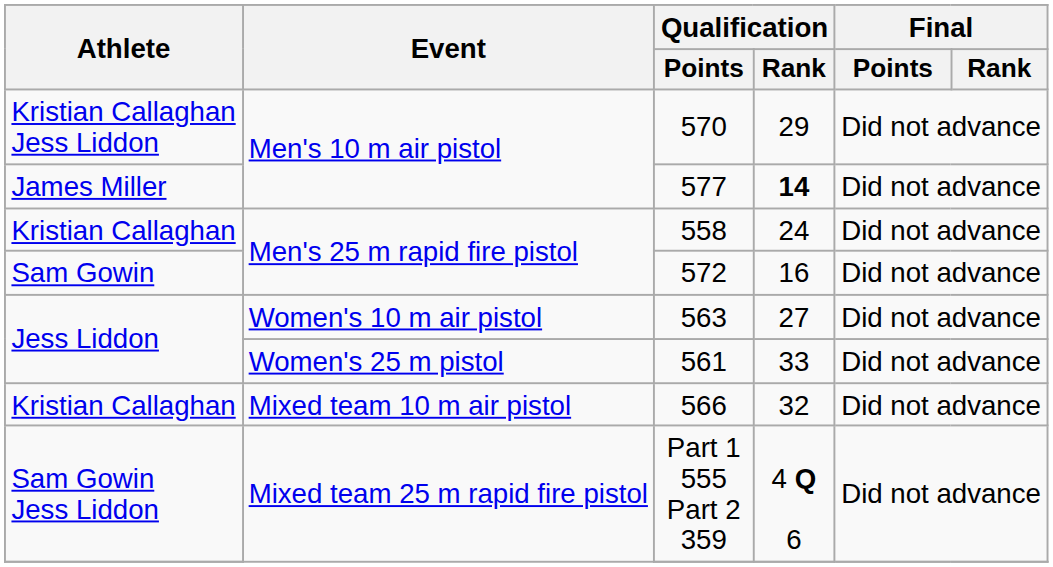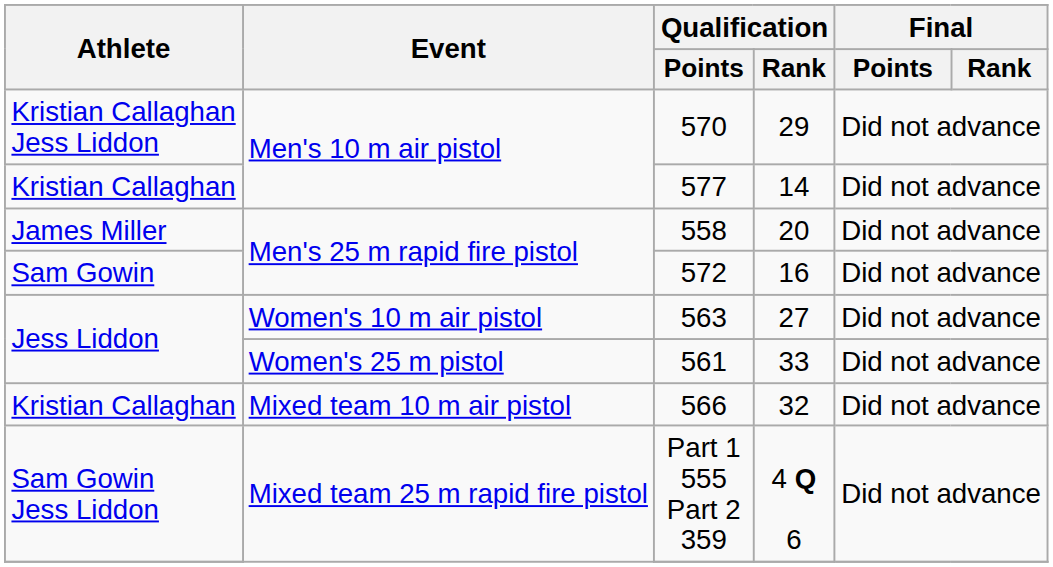(89, 186) James Miller -> (124, 186) Kristian Callaghan
(794, 186) bold -> (794, 186) normal
(124, 230) Kristian Callaghan -> (89, 230) James Miller
(794, 230) 24 -> (794, 230) 20
